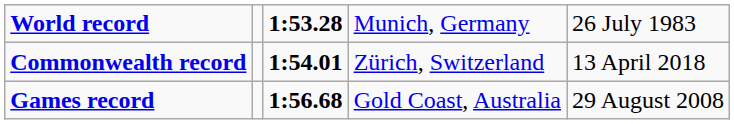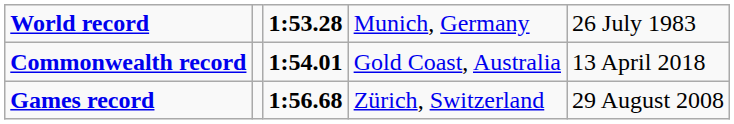(449, 61) Zürich, Switzerland -> (457, 61) Gold Coast, Australia
(457, 99) Gold Coast, Australia -> (449, 99) Zürich, Switzerland
